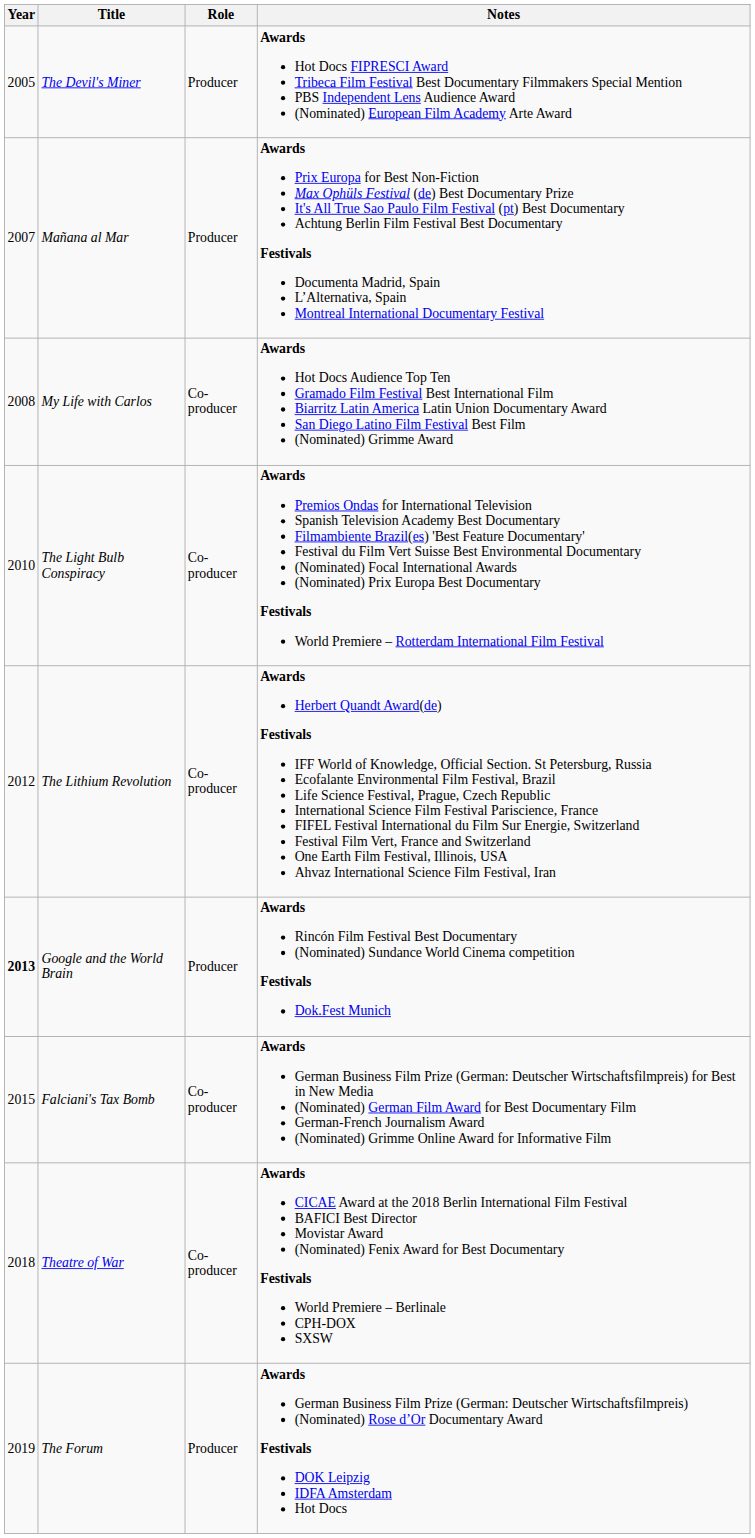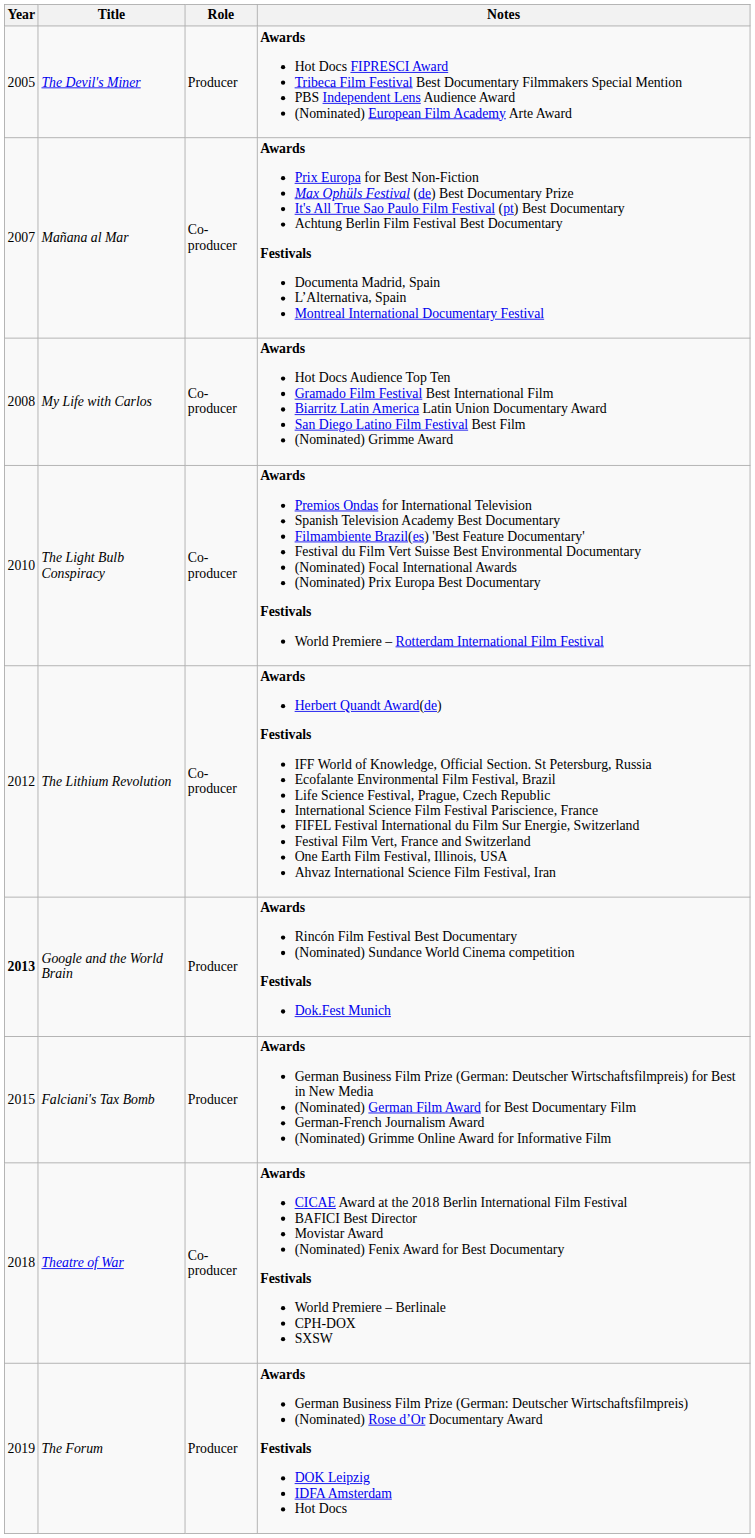(213, 237) Producer -> (212, 237) Co-producer
(212, 1099) Co-producer -> (213, 1099) Producer
